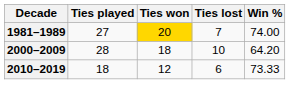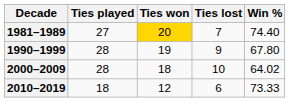(265, 32) 74.00 -> (265, 32) 74.40
+ row: (36, 50)
(265, 50) 64.20 -> (265, 69) 64.02
